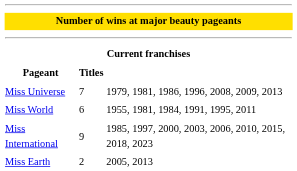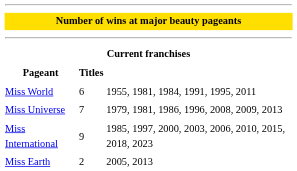rows swapped: (35, 91) <-> (29, 109)
